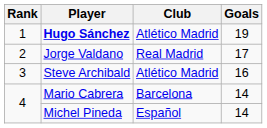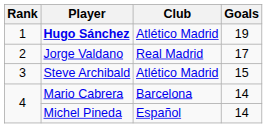(242, 73) 16 -> (242, 73) 15
